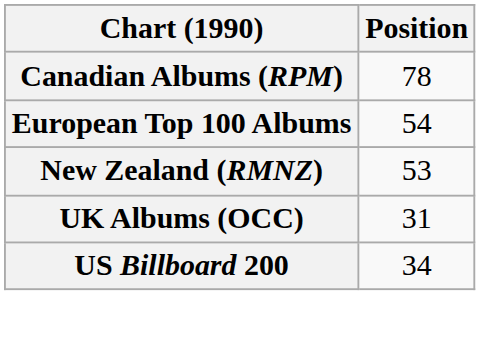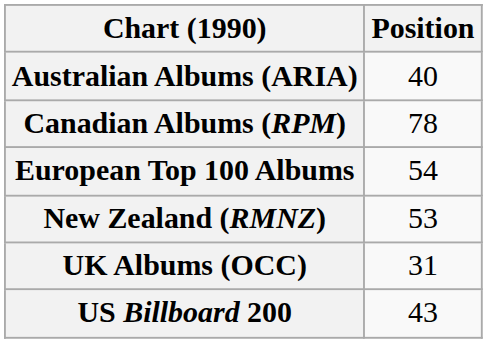+ row: (185, 75)
(417, 265) 34 -> (423, 312) 43
